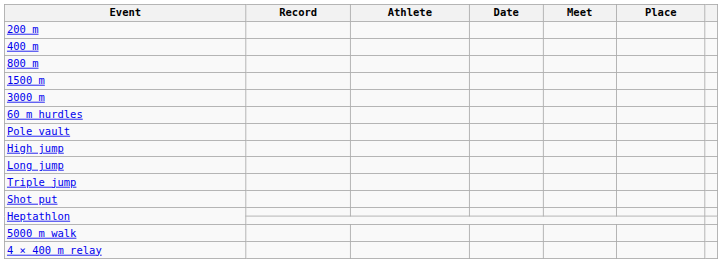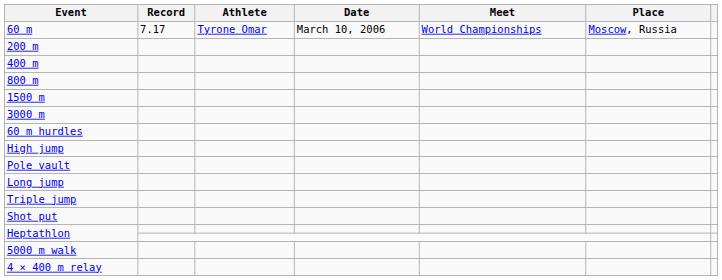+ row: (20, 30)
rows swapped: (35, 149) <-> (39, 132)
